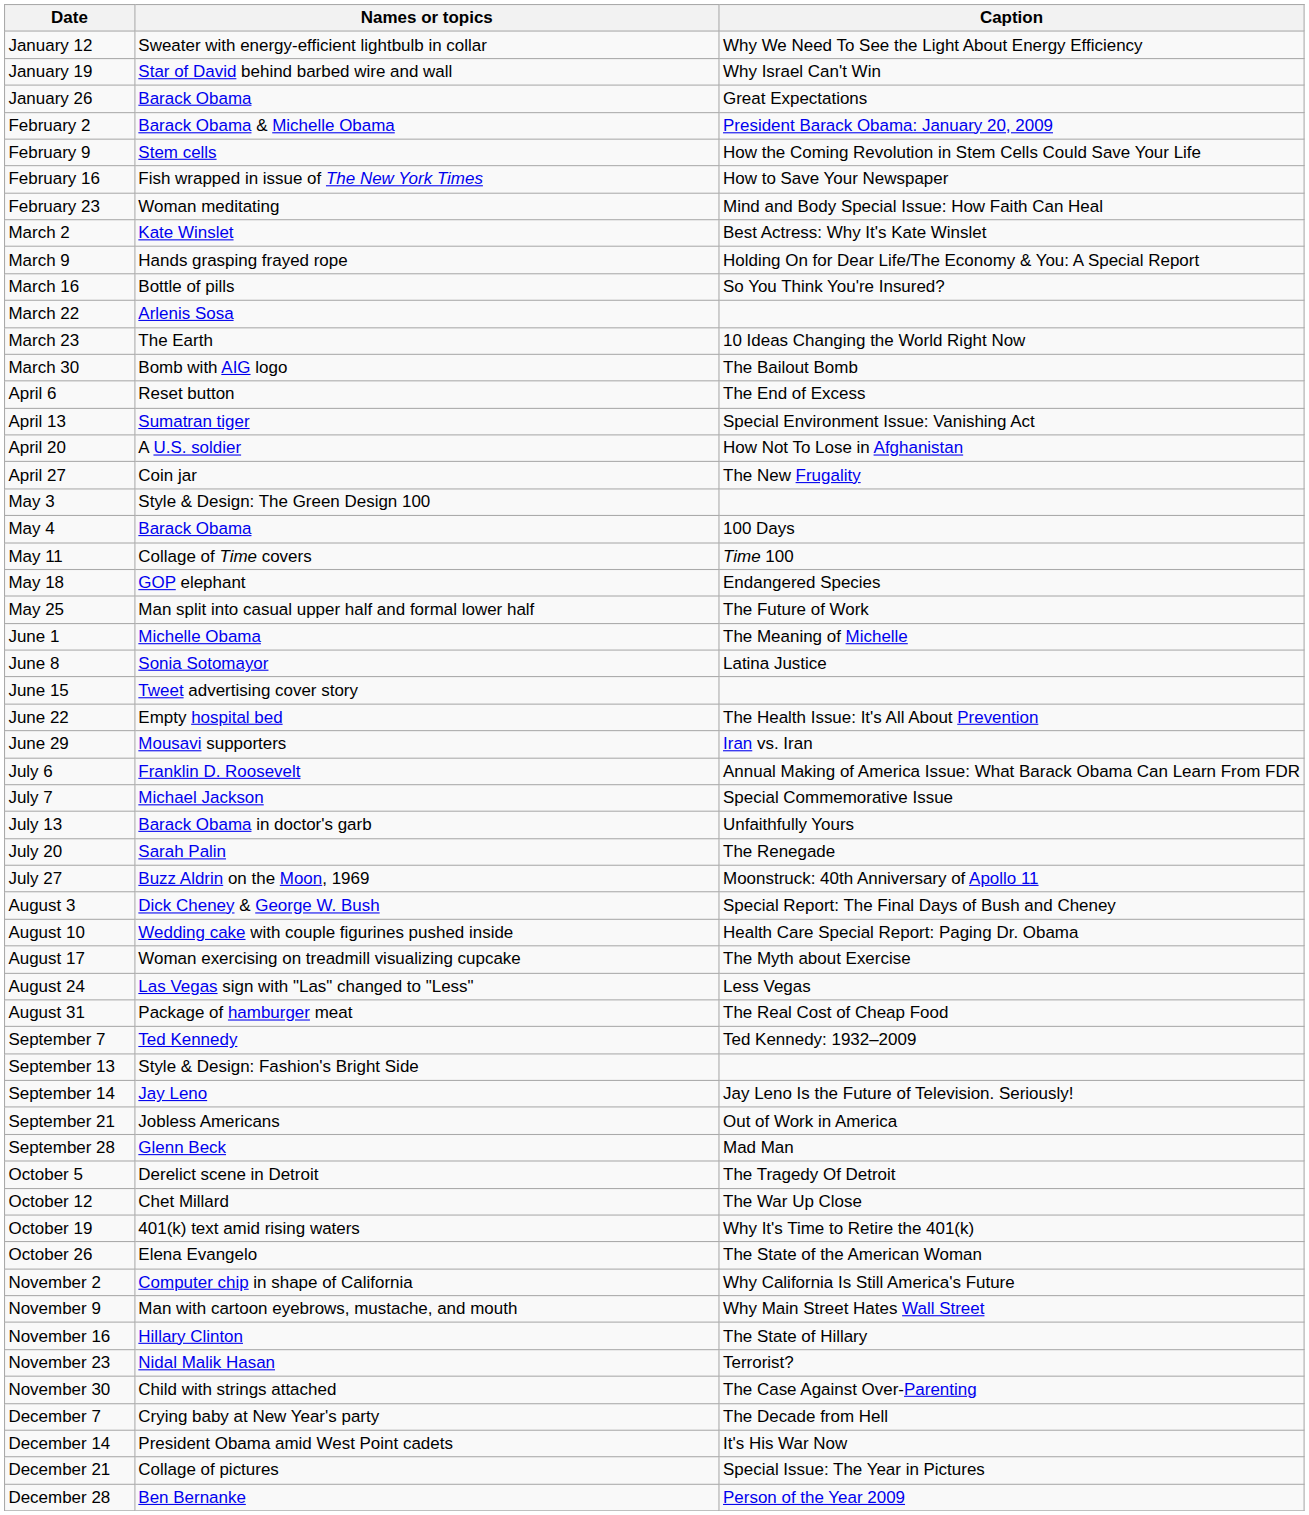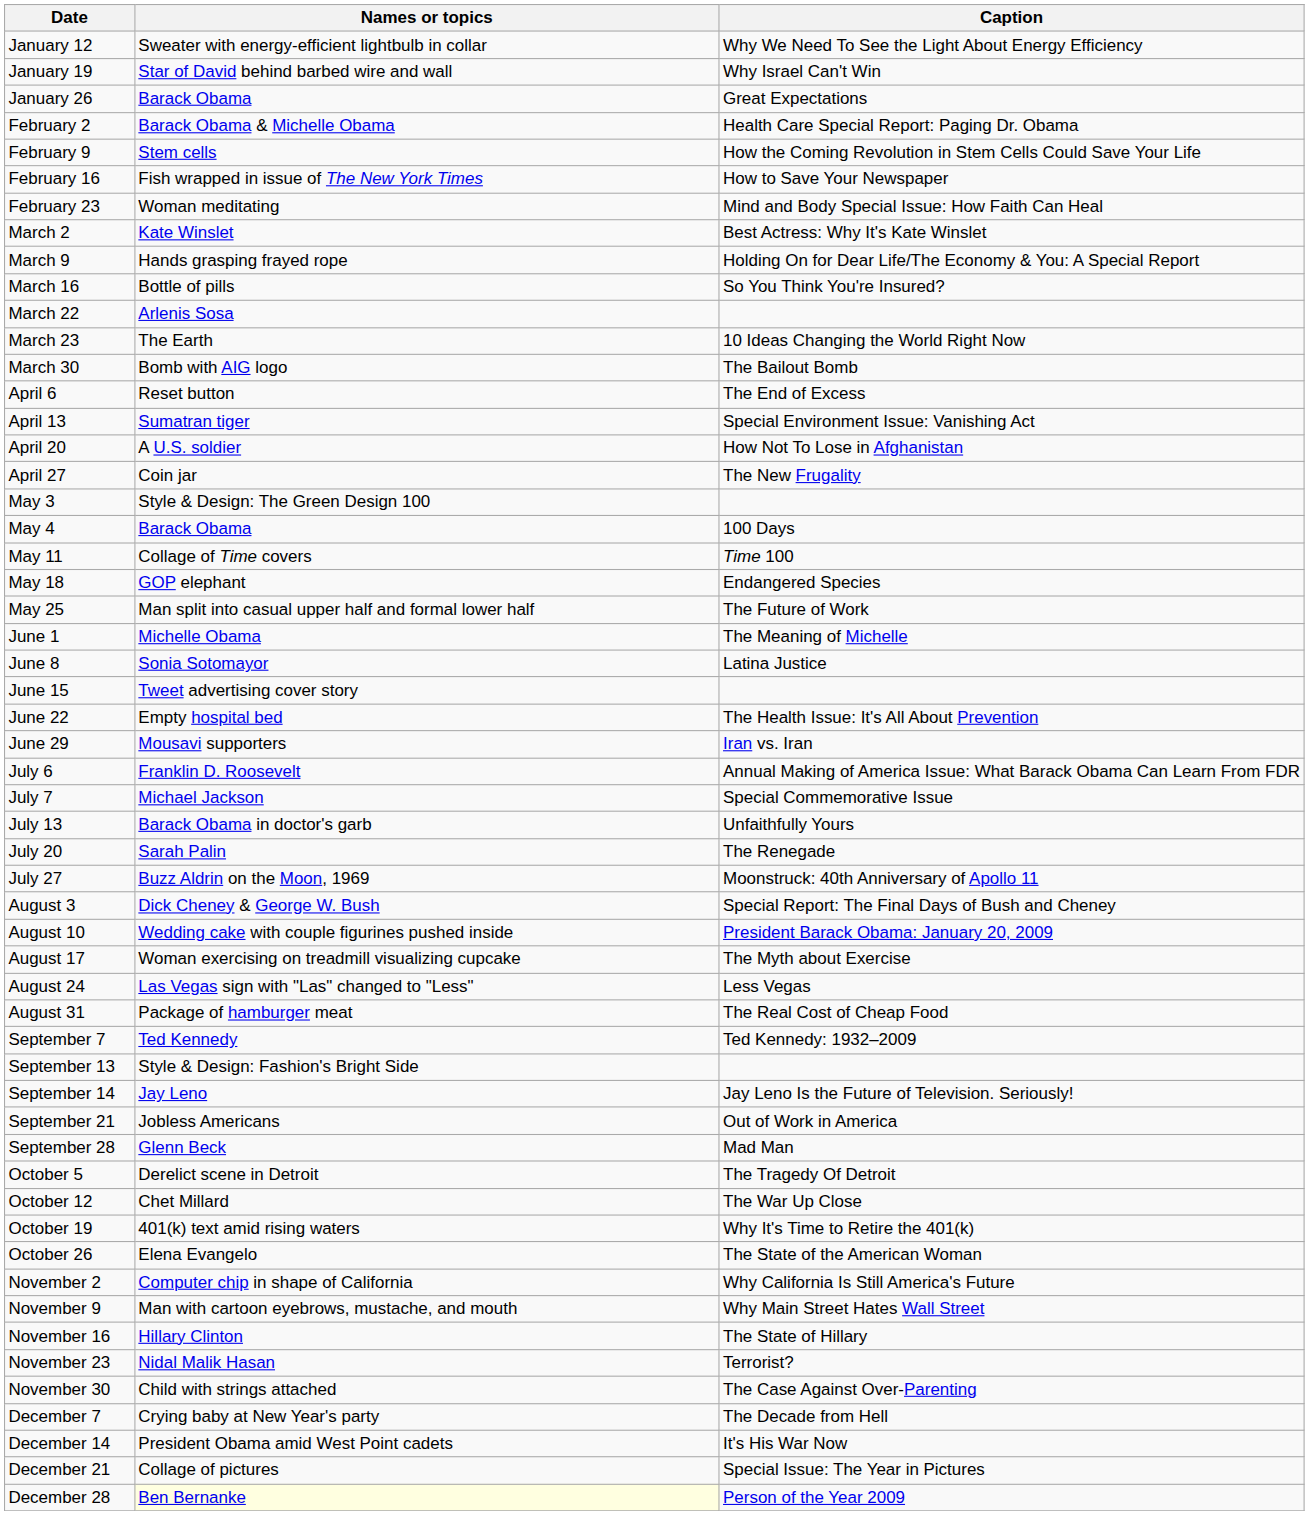(888, 125) President Barack Obama: January 20, 2009 -> (901, 125) Health Care Special Report: Paging Dr. Obama
(901, 932) Health Care Special Report: Paging Dr. Obama -> (888, 932) President Barack Obama: January 20, 2009
(192, 1497) no background -> (192, 1497) lightyellow background
